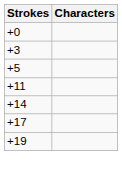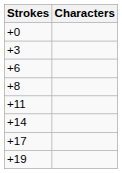- row: (14, 68)
+ row: (14, 68)
+ row: (14, 86)
